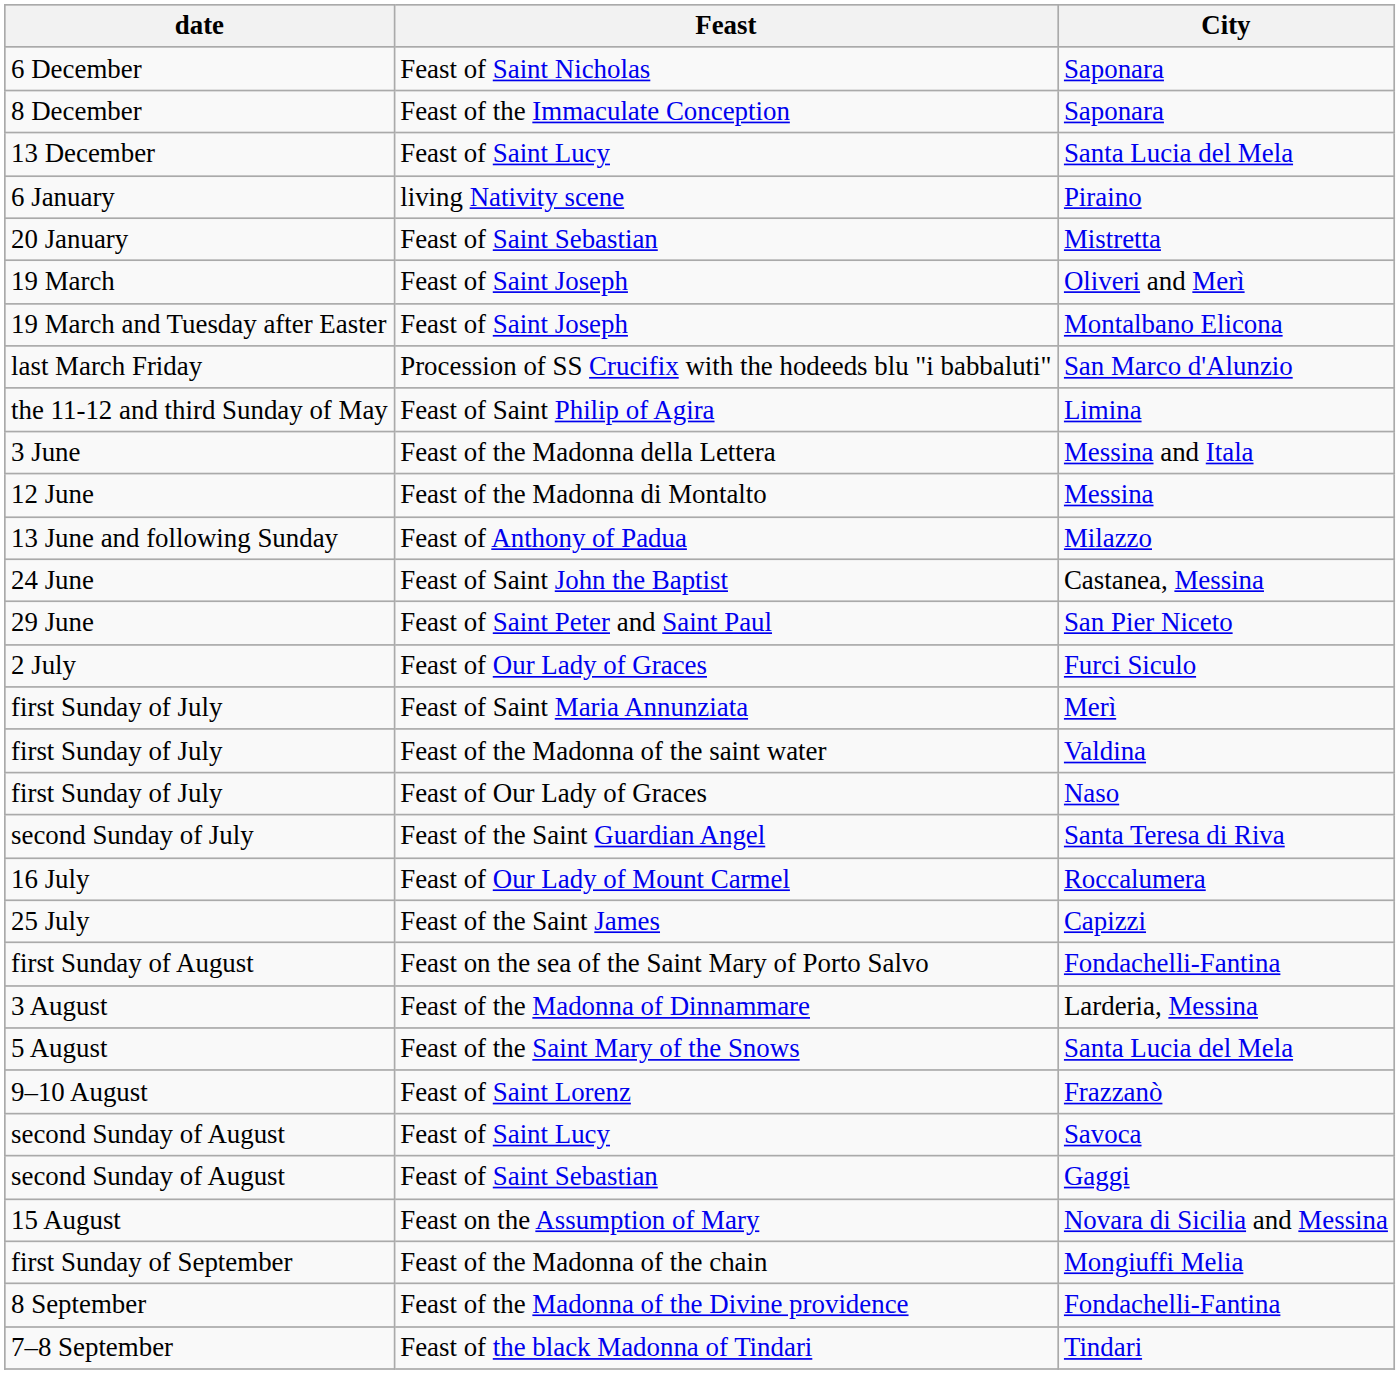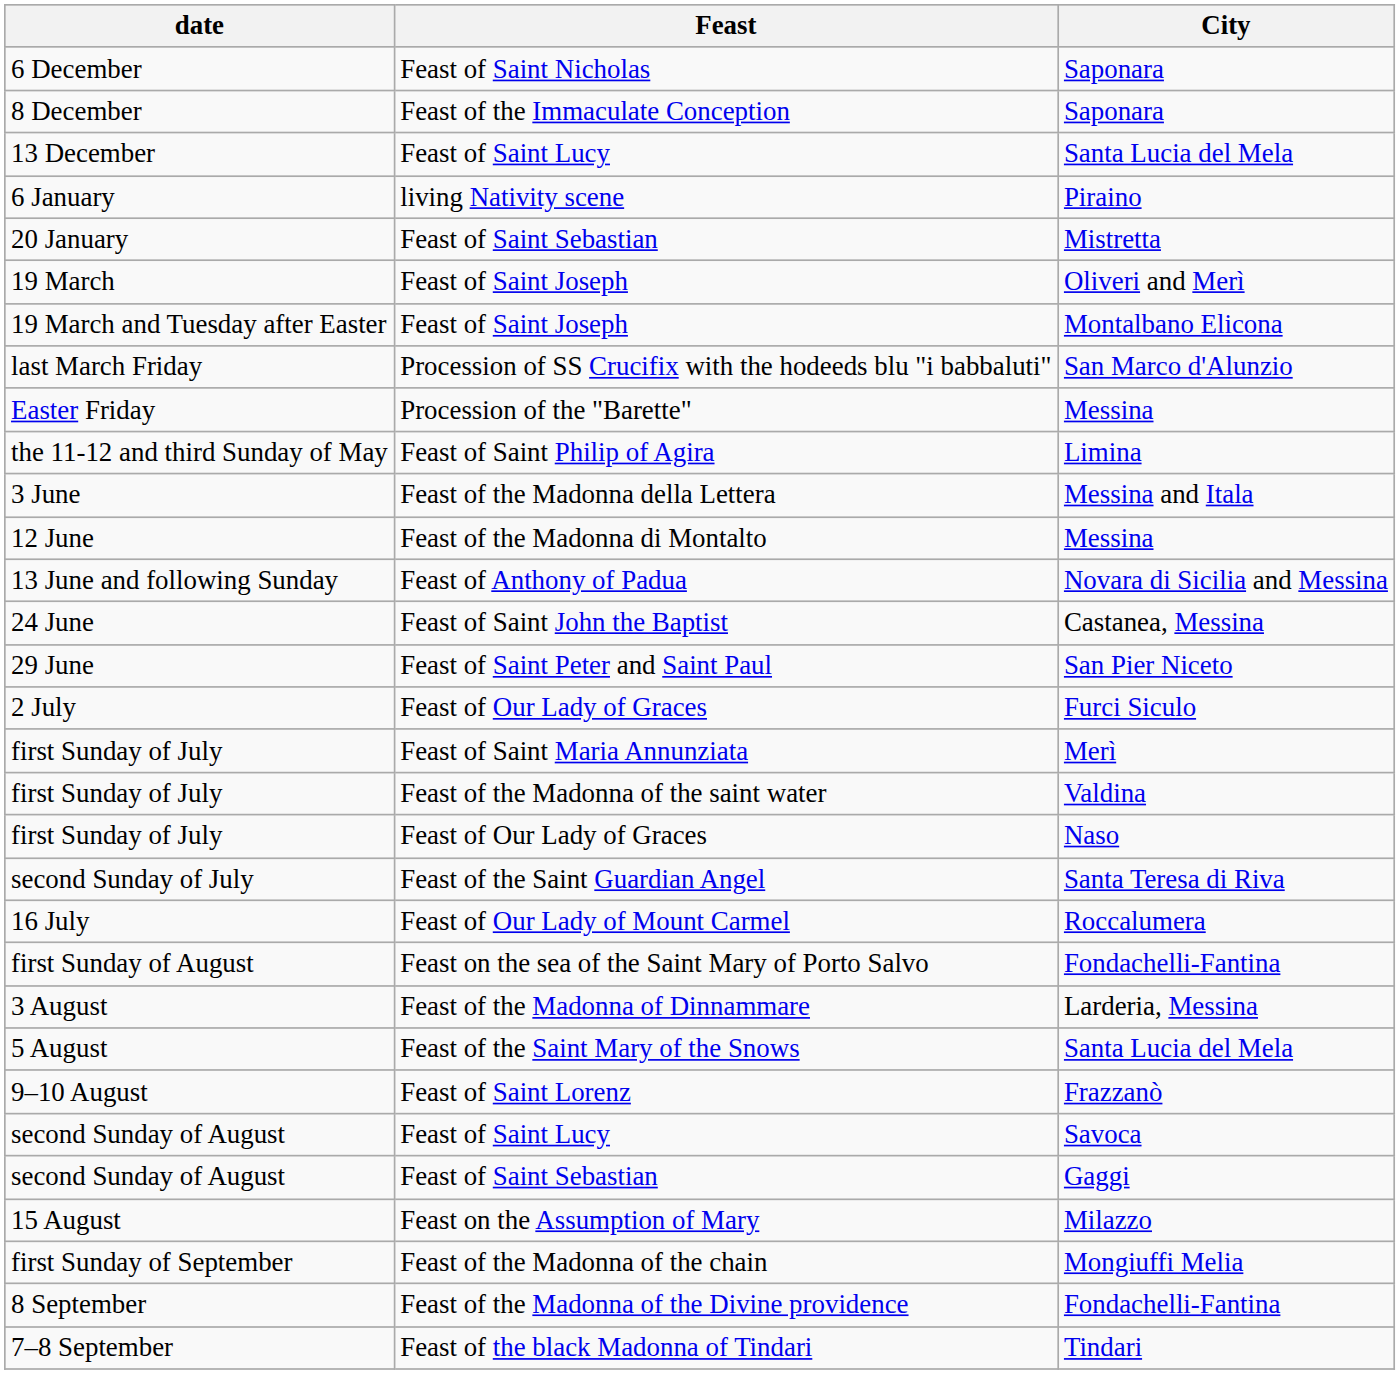+ row: (83, 409)
(1108, 537) Milazzo -> (1226, 580) Novara di Sicilia and Messina
- row: (50, 921)
(1226, 1219) Novara di Sicilia and Messina -> (1108, 1219) Milazzo
